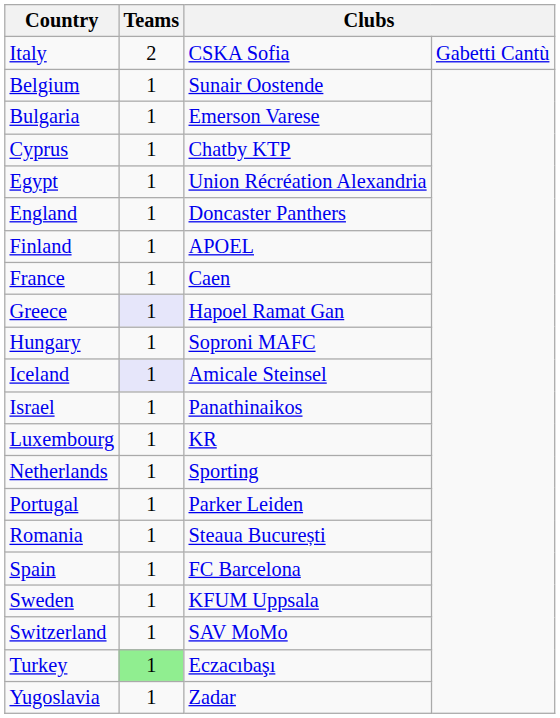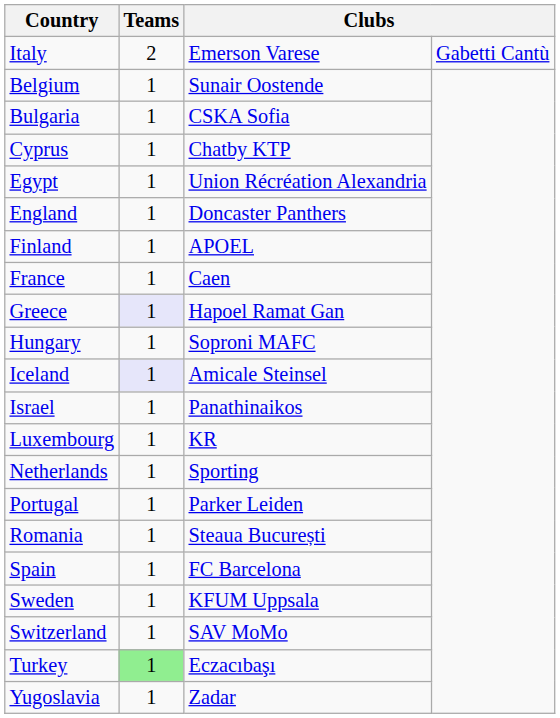(239, 52) CSKA Sofia -> (254, 52) Emerson Varese
(254, 117) Emerson Varese -> (239, 117) CSKA Sofia
